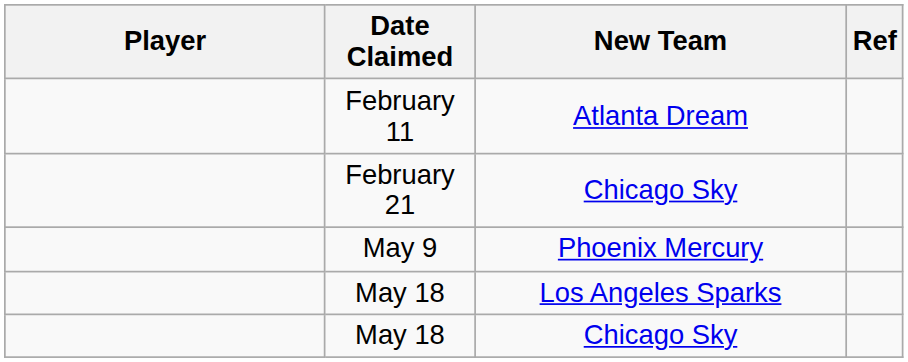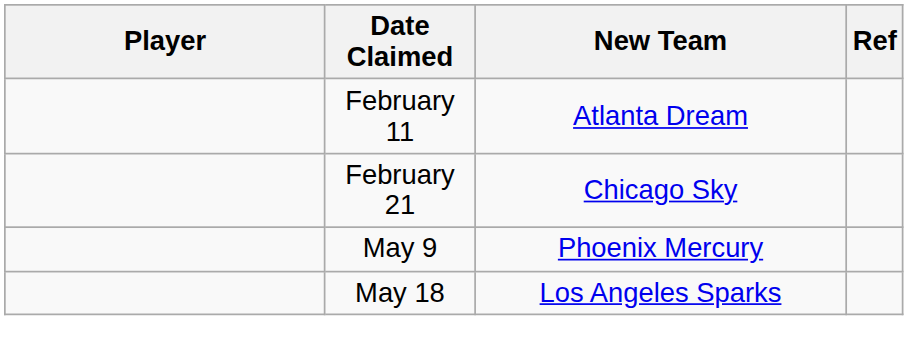- row: (400, 335)
